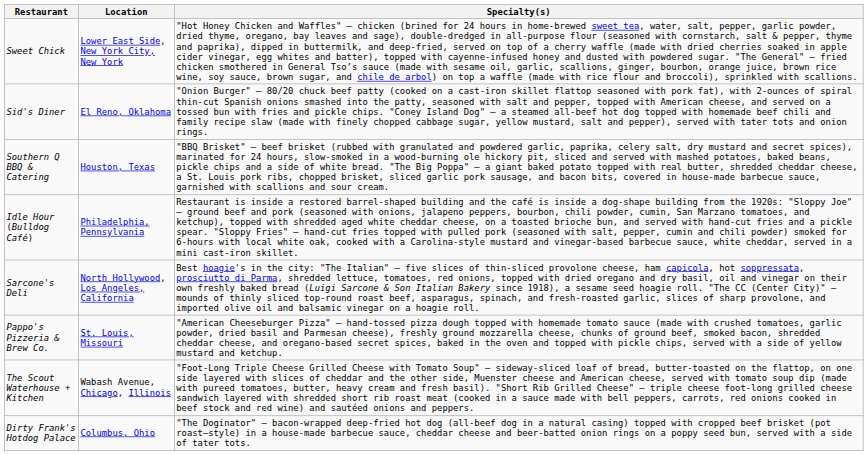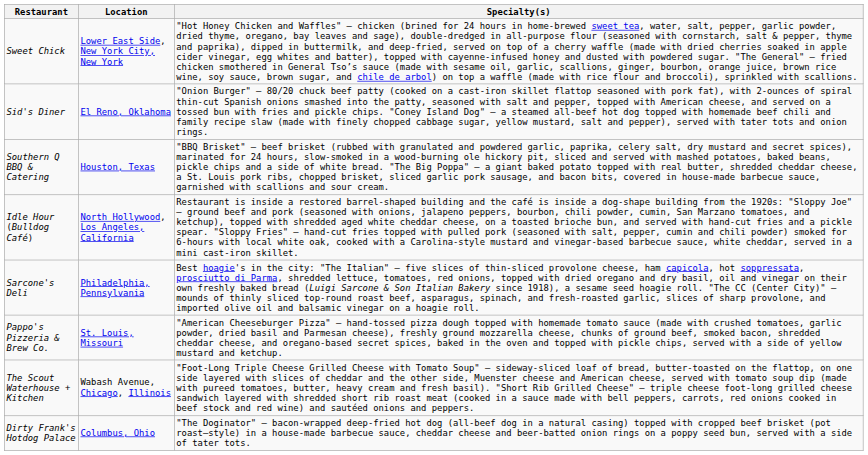(115, 227) Philadelphia, Pennsylvania -> (123, 227) North Hollywood, Los Angeles, California
(123, 288) North Hollywood, Los Angeles, California -> (115, 288) Philadelphia, Pennsylvania
